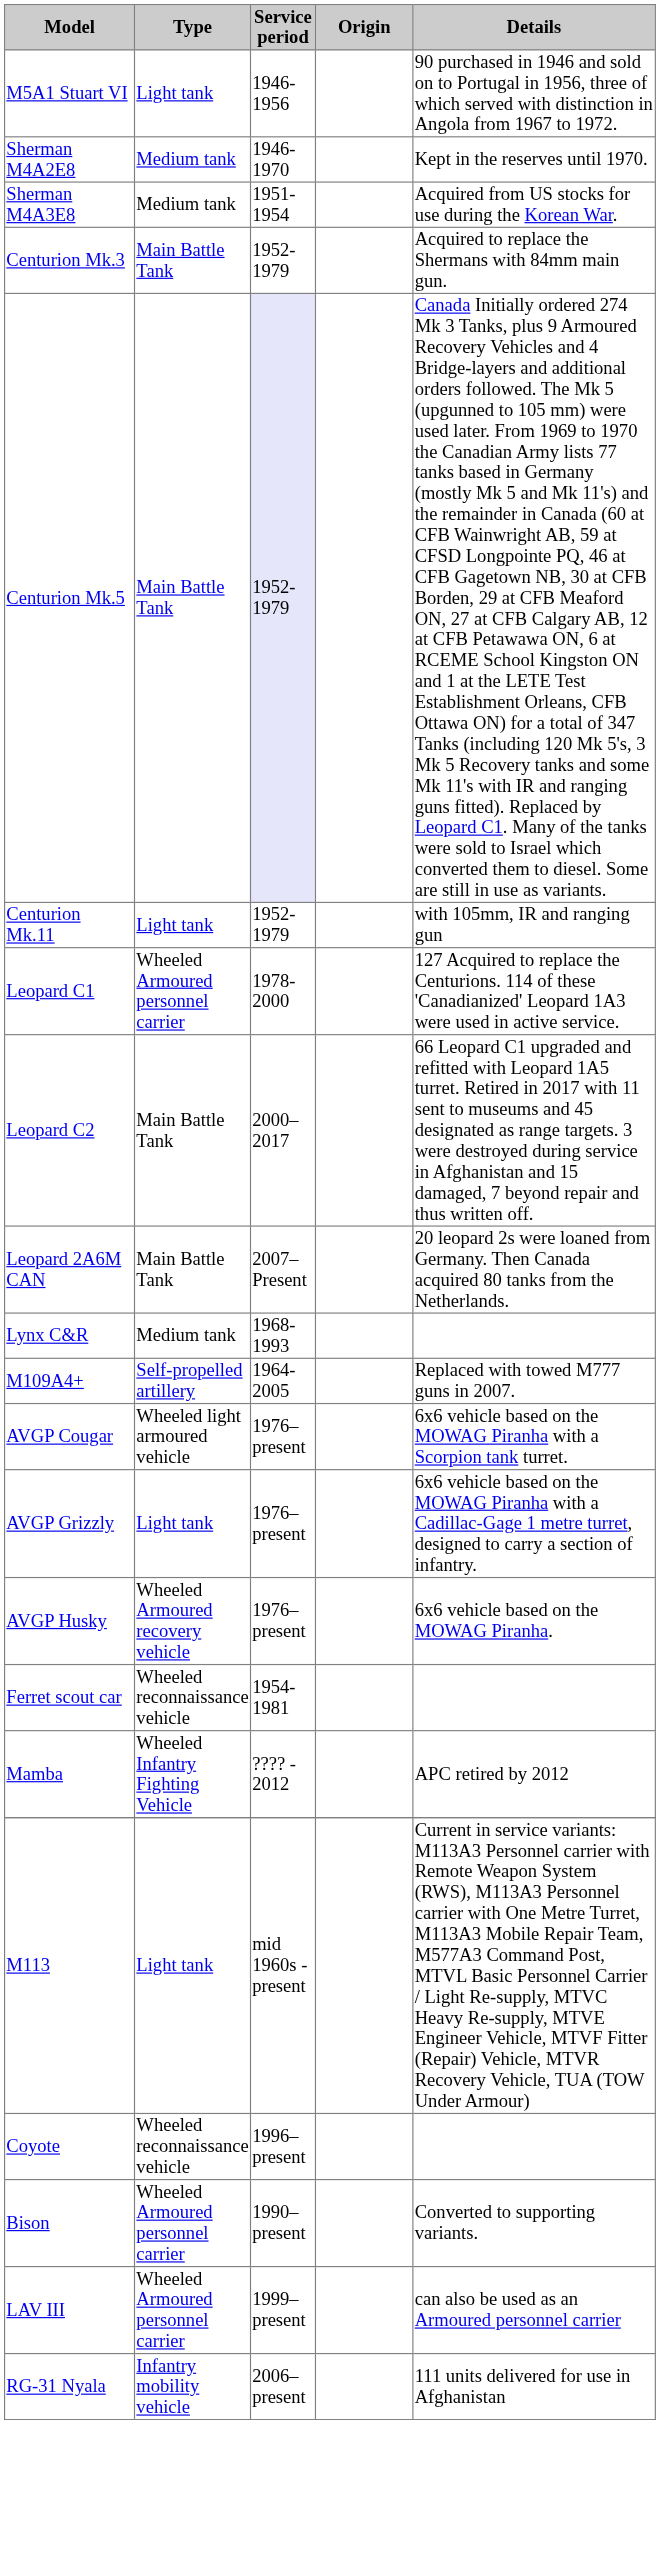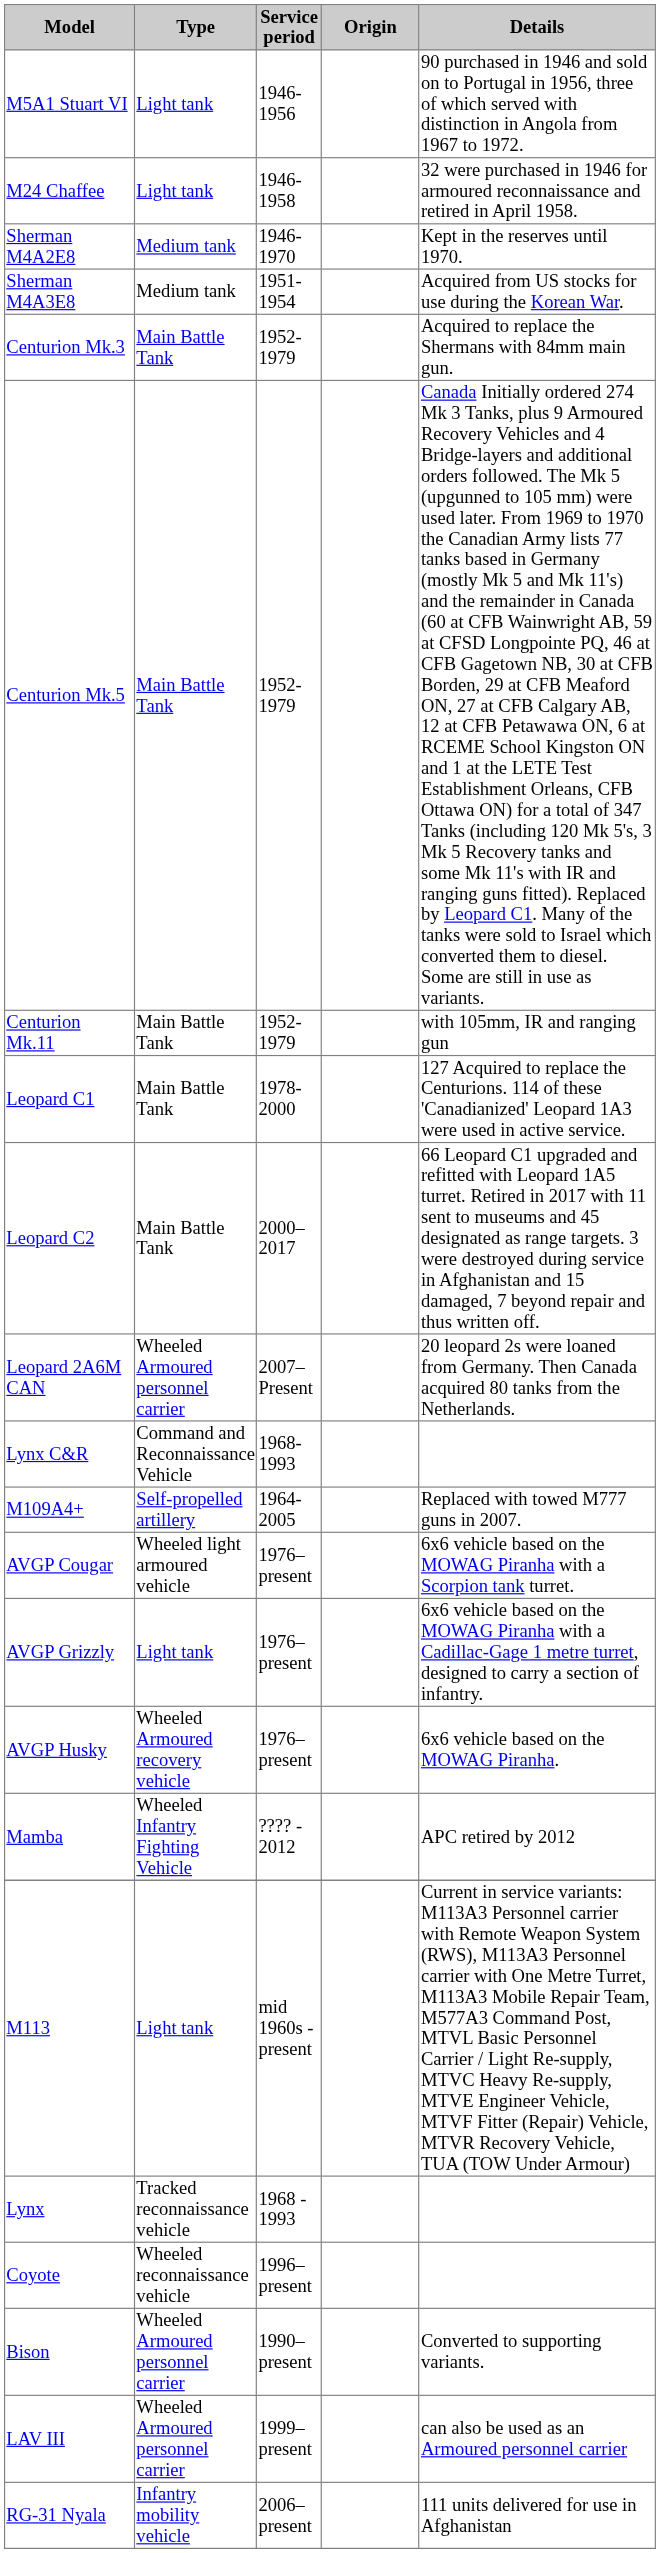+ row: (55, 190)
(274, 597) lavender background -> (280, 695) no background
(175, 924) Light tank -> (180, 1032) Main Battle Tank
(175, 991) Wheeled Armoured personnel carrier -> (180, 1098) Main Battle Tank
(180, 1269) Main Battle Tank -> (175, 1377) Wheeled Armoured personnel carrier
(186, 1335) Medium tank -> (196, 1453) Command and Reconnaissance Vehicle
- row: (64, 1697)
+ row: (25, 2209)
